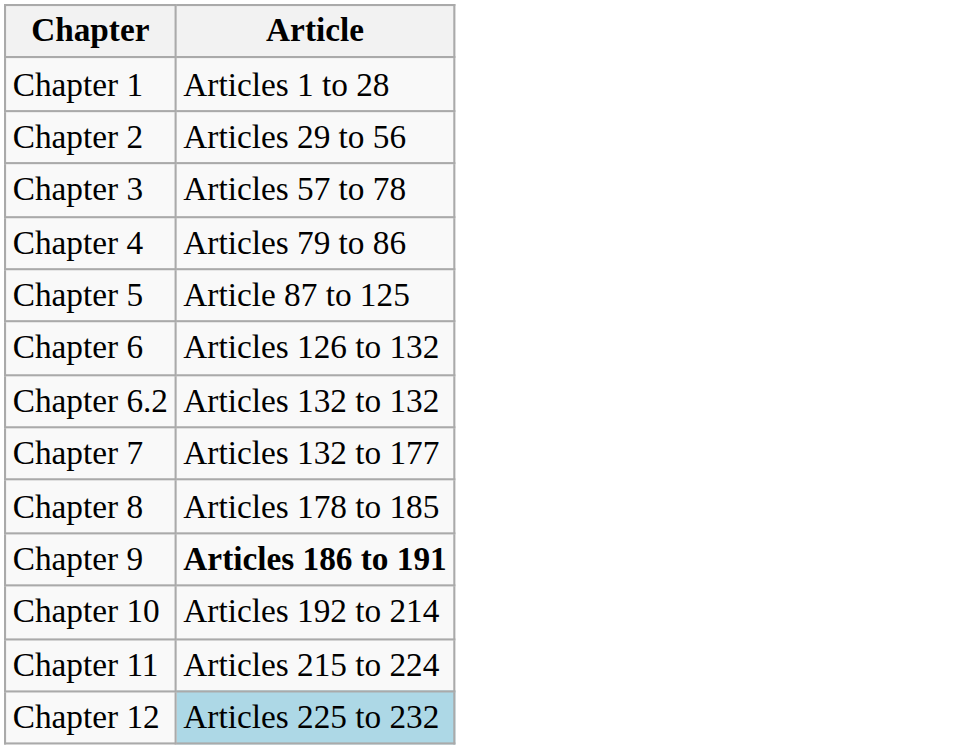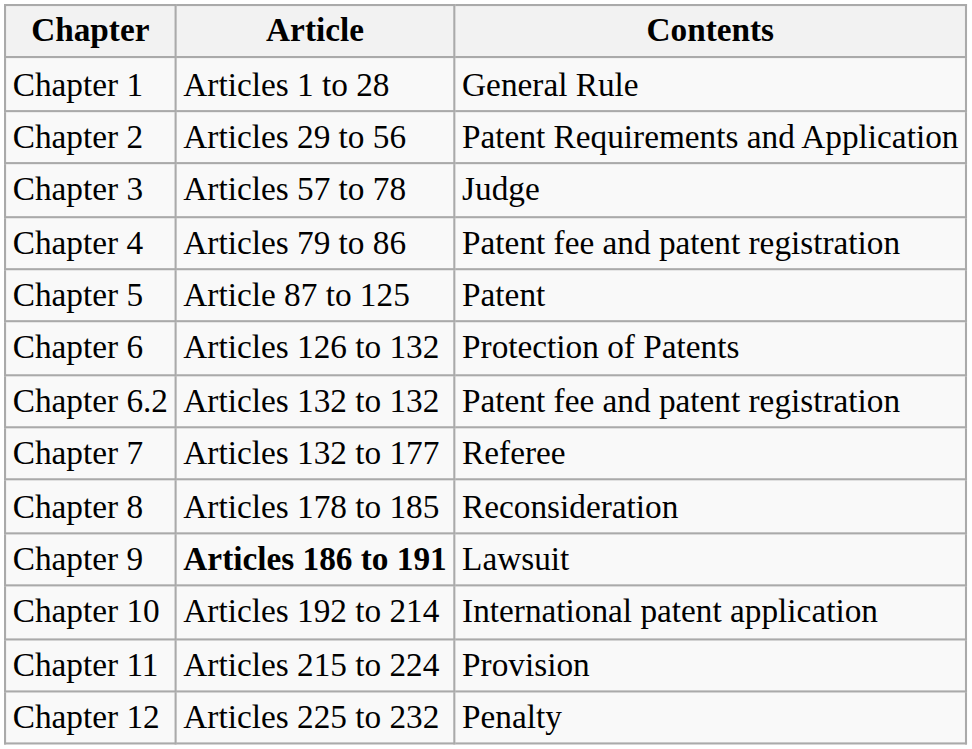+ column: (710, 30)
(311, 717) lightblue background -> (311, 717) no background
